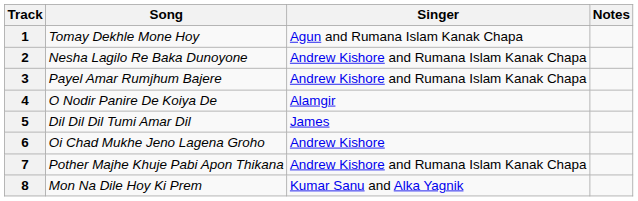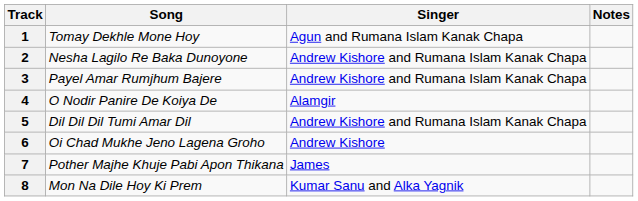(310, 121) James -> (438, 121) Andrew Kishore and Rumana Islam Kanak Chapa
(438, 164) Andrew Kishore and Rumana Islam Kanak Chapa -> (310, 164) James
